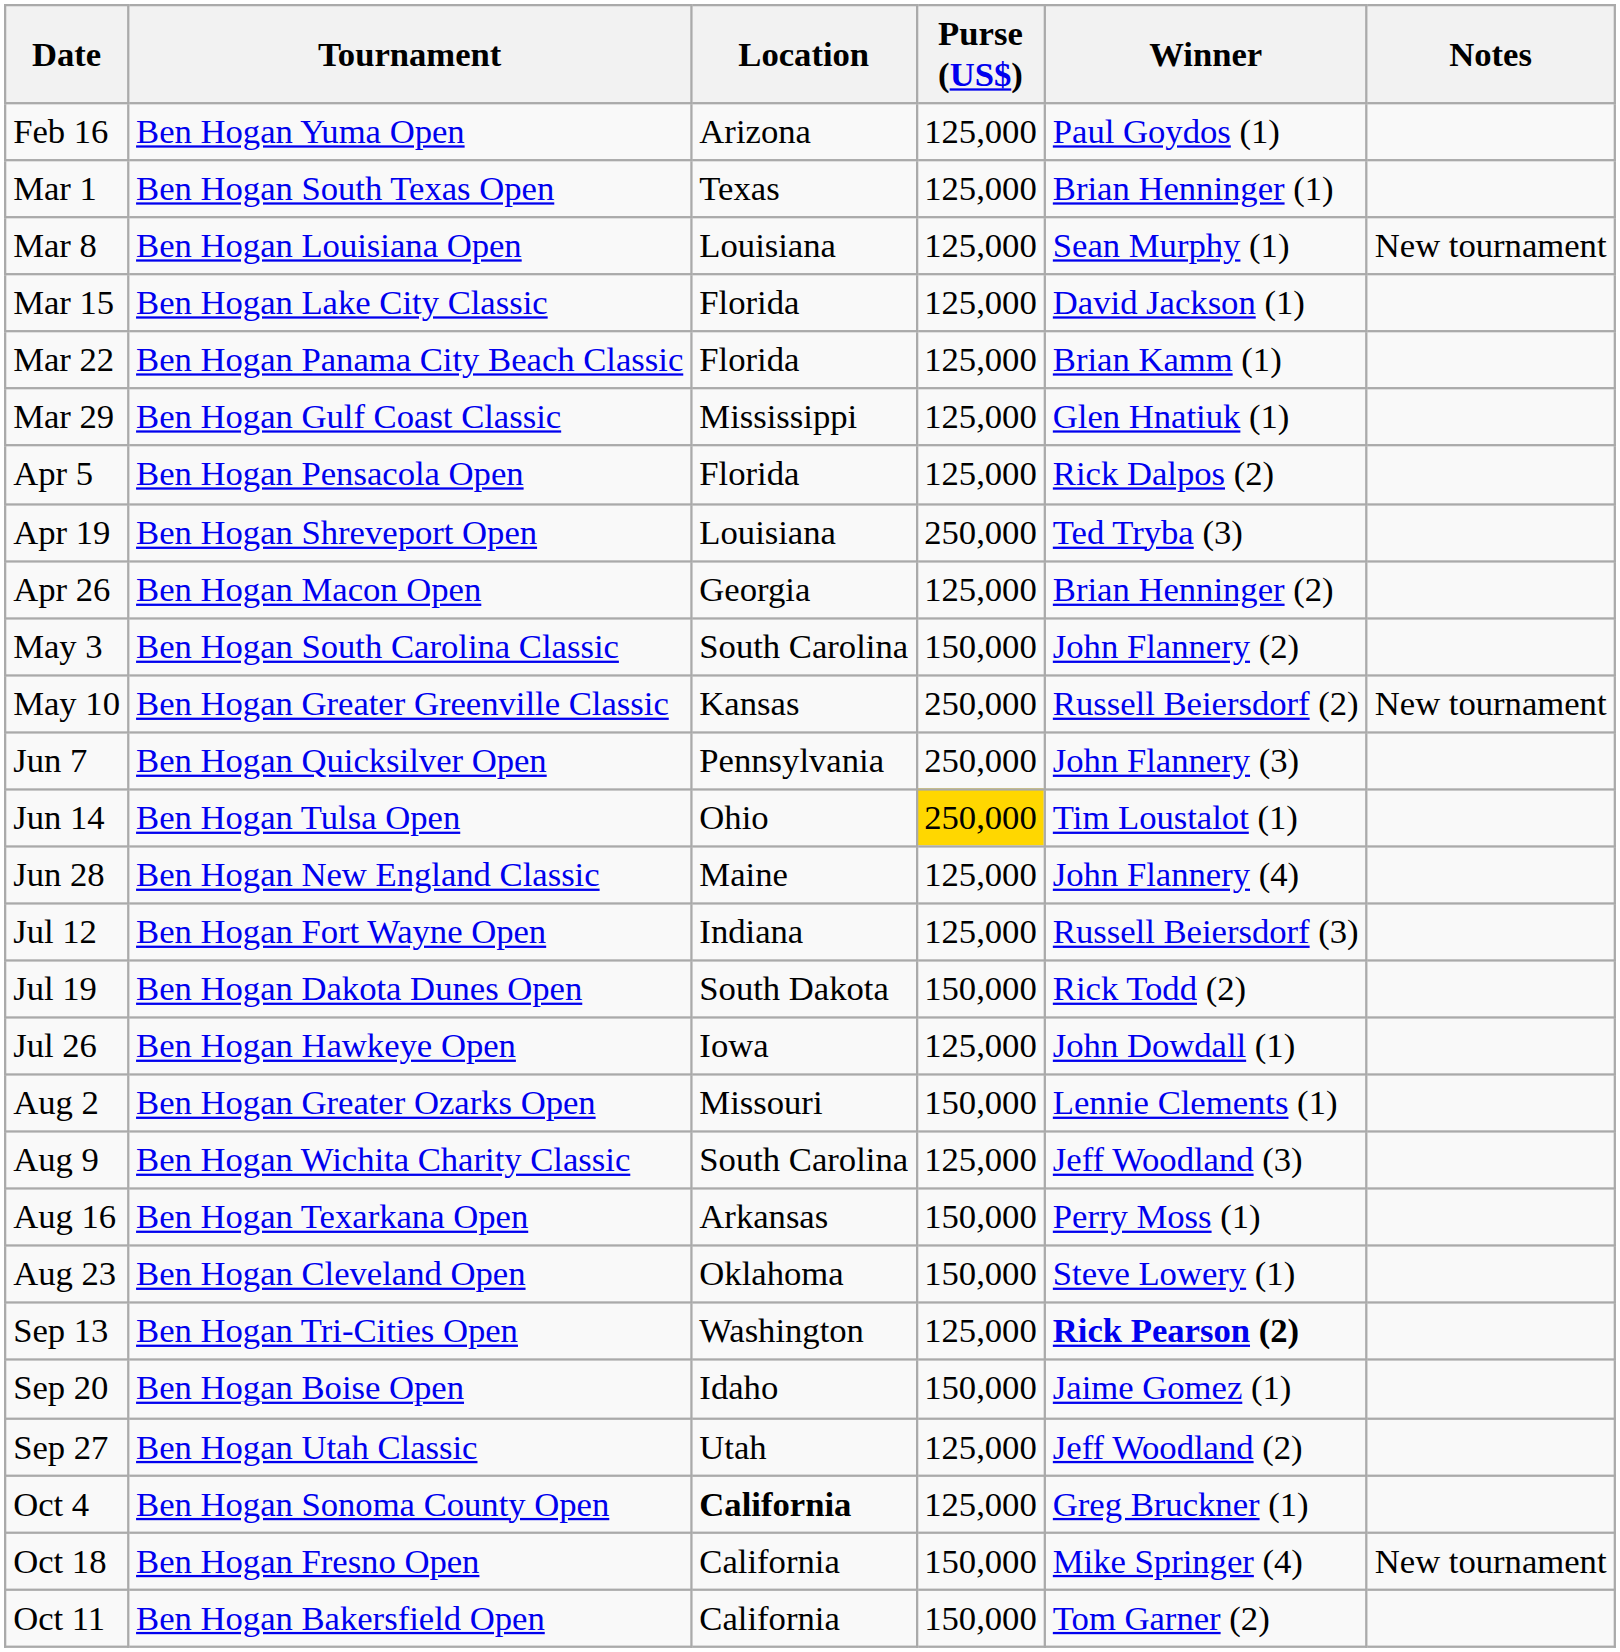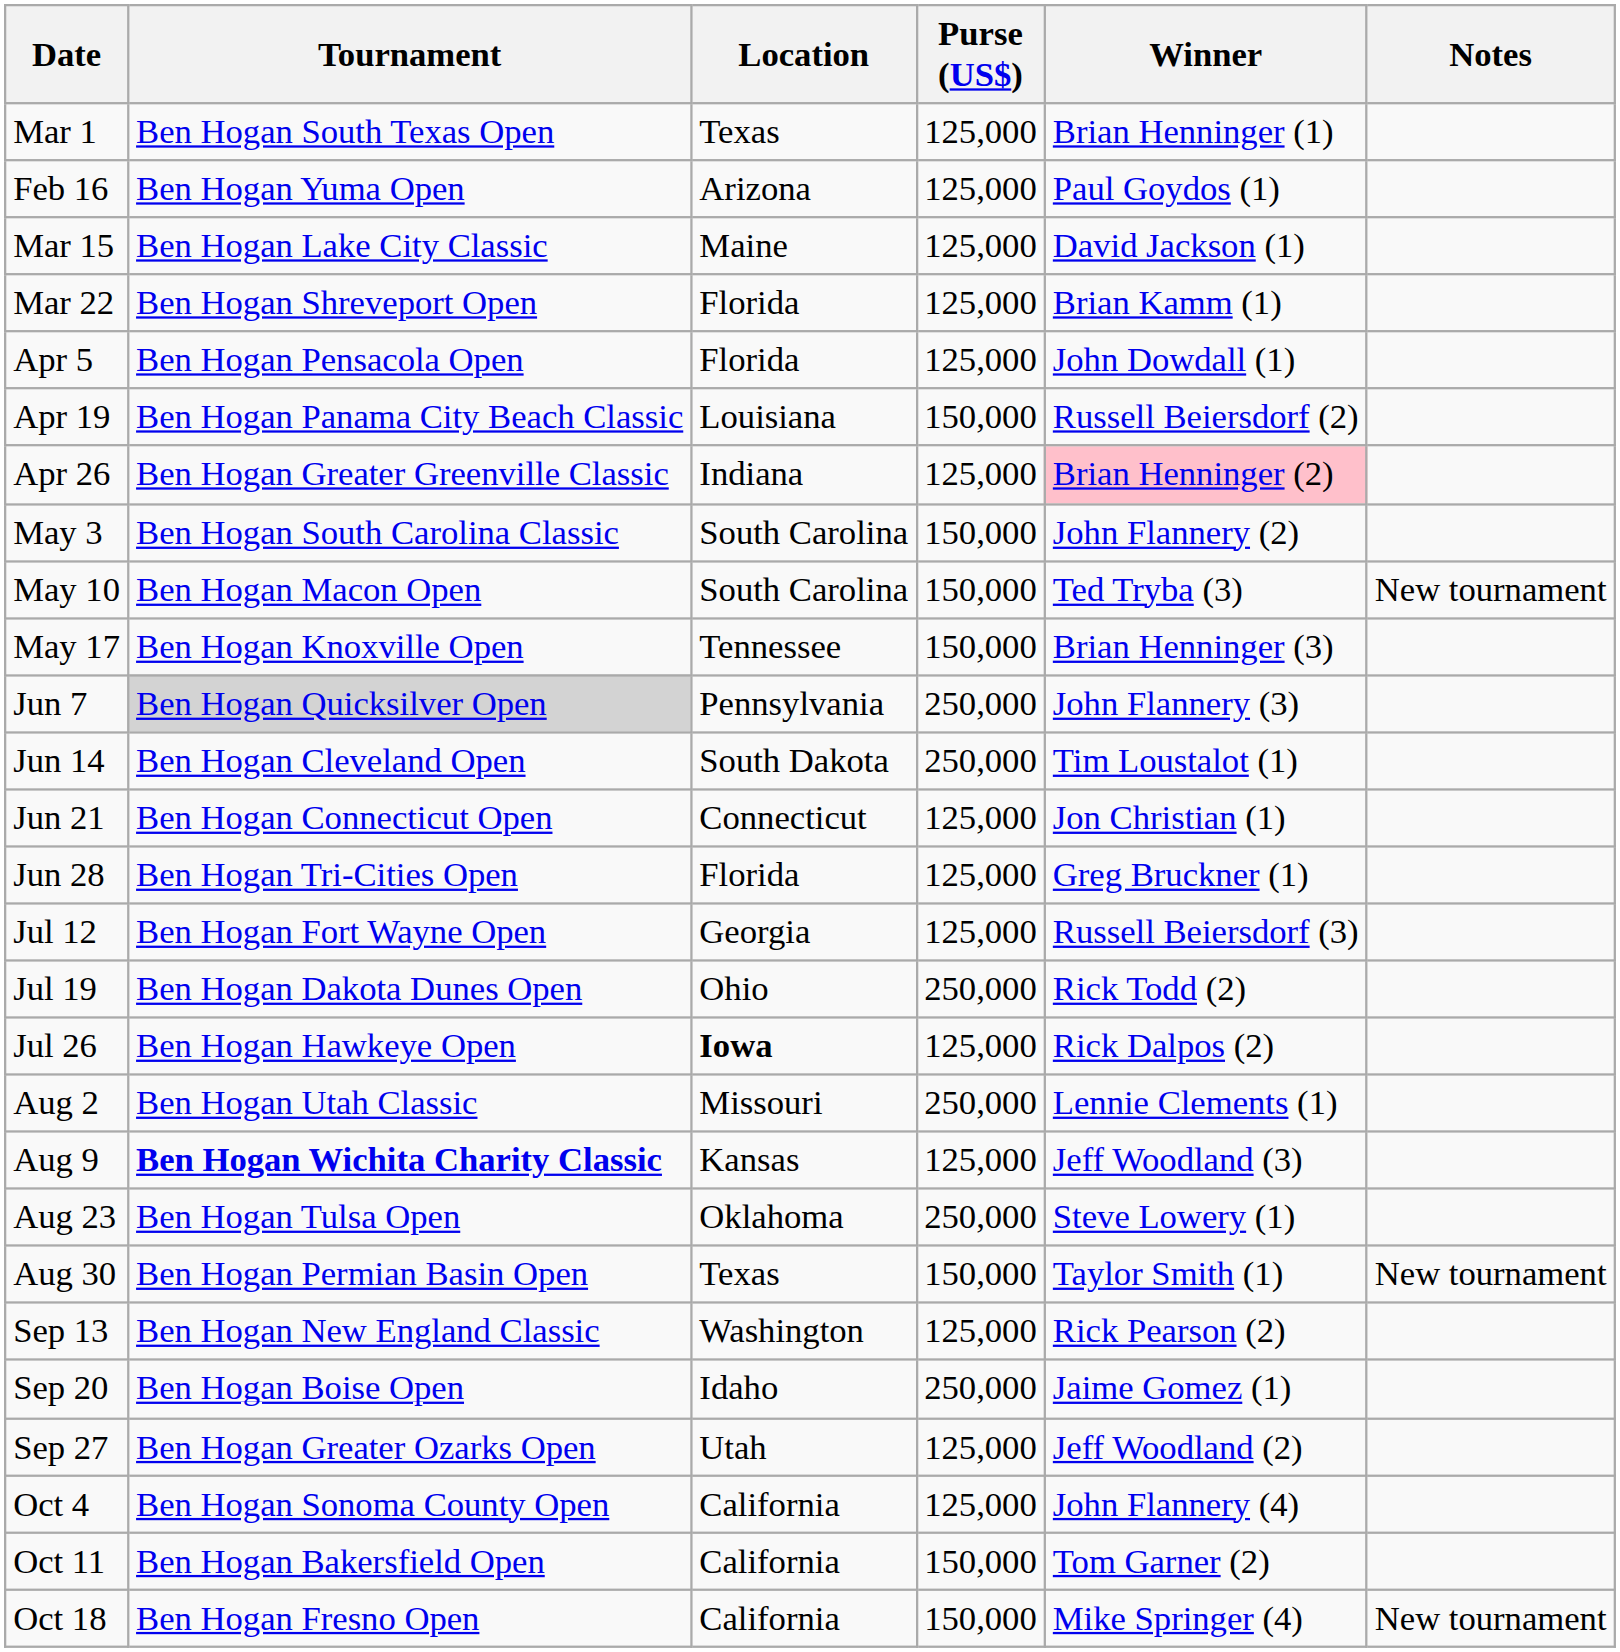rows swapped: (61, 131) <-> (55, 188)
- row: (55, 245)
(749, 302) Florida -> (744, 245) Maine
(410, 360) Ben Hogan Panama City Beach Classic -> (337, 302) Ben Hogan Shreveport Open
- row: (64, 417)
(1163, 474) Rick Dalpos (2) -> (1174, 360) John Dowdall (1)
(337, 531) Ben Hogan Shreveport Open -> (410, 417) Ben Hogan Panama City Beach Classic
(980, 531) 250,000 -> (980, 417) 150,000
(1148, 531) Ted Tryba (3) -> (1206, 417) Russell Beiersdorf (2)
(309, 588) Ben Hogan Macon Open -> (402, 474) Ben Hogan Greater Greenville Classic
(755, 588) Georgia -> (751, 474) Indiana
(1193, 588) no background -> (1193, 474) pink background
(402, 702) Ben Hogan Greater Greenville Classic -> (309, 588) Ben Hogan Macon Open
(749, 702) Kansas -> (804, 588) South Carolina
(980, 702) 250,000 -> (980, 588) 150,000
(1206, 702) Russell Beiersdorf (2) -> (1148, 588) Ted Tryba (3)
+ row: (67, 645)
(341, 760) no background -> (341, 702) lightgrey background
(298, 817) Ben Hogan Tulsa Open -> (331, 760) Ben Hogan Cleveland Open
(734, 817) Ohio -> (794, 760) South Dakota
(980, 817) gold background -> (980, 760) no background
+ row: (59, 817)
(368, 874) Ben Hogan New England Classic -> (327, 874) Ben Hogan Tri-Cities Open
(744, 874) Maine -> (749, 874) Florida
(1176, 874) John Flannery (4) -> (1181, 874) Greg Bruckner (1)
(751, 931) Indiana -> (755, 931) Georgia
(794, 988) South Dakota -> (734, 988) Ohio
(980, 988) 150,000 -> (980, 988) 250,000
(734, 1045) normal -> (736, 1045) bold
(1174, 1045) John Dowdall (1) -> (1163, 1045) Rick Dalpos (2)
(366, 1102) Ben Hogan Greater Ozarks Open -> (307, 1102) Ben Hogan Utah Classic
(980, 1102) 150,000 -> (980, 1102) 250,000
(383, 1160) normal -> (399, 1160) bold
(804, 1160) South Carolina -> (749, 1160) Kansas
- row: (65, 1217)
(331, 1274) Ben Hogan Cleveland Open -> (298, 1217) Ben Hogan Tulsa Open
(980, 1274) 150,000 -> (980, 1217) 250,000
+ row: (65, 1274)
(327, 1331) Ben Hogan Tri-Cities Open -> (368, 1331) Ben Hogan New England Classic
(1176, 1331) bold -> (1169, 1331) normal
(980, 1388) 150,000 -> (980, 1388) 250,000
(307, 1445) Ben Hogan Utah Classic -> (366, 1445) Ben Hogan Greater Ozarks Open
(775, 1502) bold -> (770, 1502) normal
(1181, 1502) Greg Bruckner (1) -> (1176, 1502) John Flannery (4)
rows swapped: (59, 1617) <-> (60, 1560)
